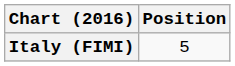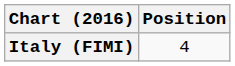(184, 47) 5 -> (184, 47) 4
